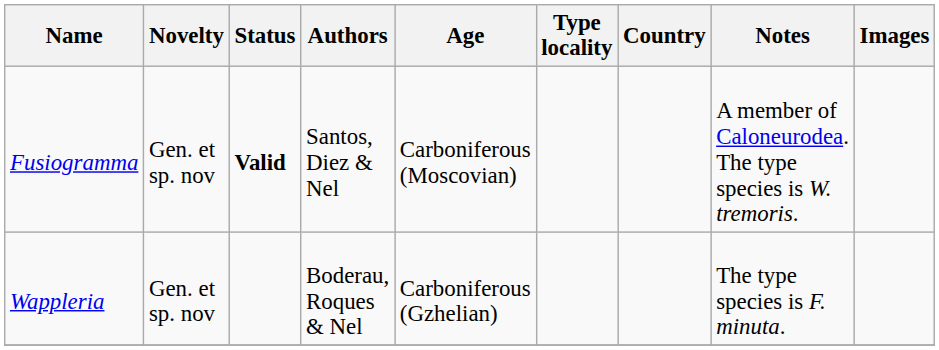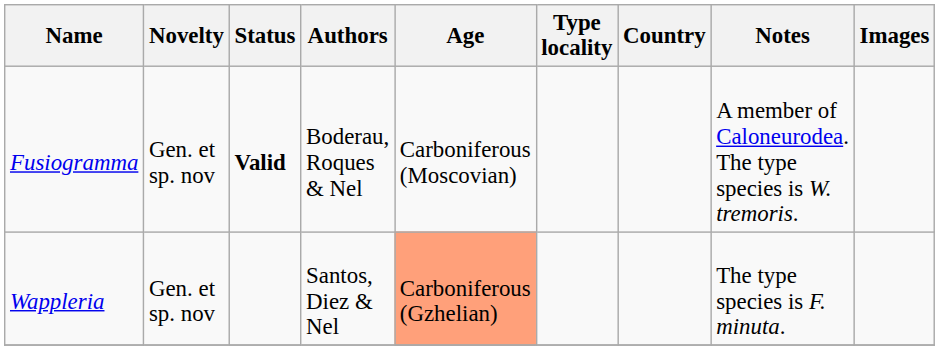(339, 161) Santos, Diez & Nel -> (348, 161) Boderau, Roques & Nel
(348, 301) Boderau, Roques & Nel -> (339, 301) Santos, Diez & Nel
(465, 301) no background -> (465, 301) lightsalmon background
